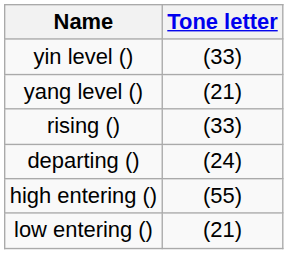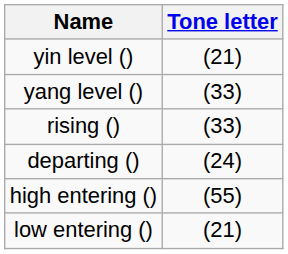(223, 56) (33) -> (223, 56) (21)
(223, 91) (21) -> (223, 91) (33)
